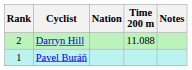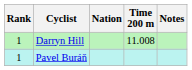(19, 40) 2 -> (19, 40) 1
(141, 40) 11.088 -> (141, 40) 11.008
